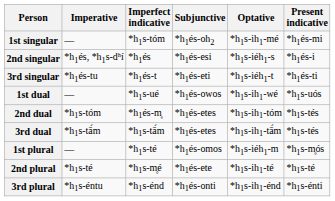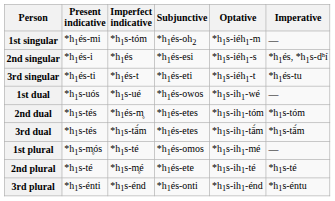columns swapped: (307, 17) <-> (94, 17)
(254, 40) *h1s-ih1-mé -> (236, 40) *h1s-iéh1-m
(254, 150) *h1s-iéh1-m -> (236, 150) *h1s-ih1-mé
